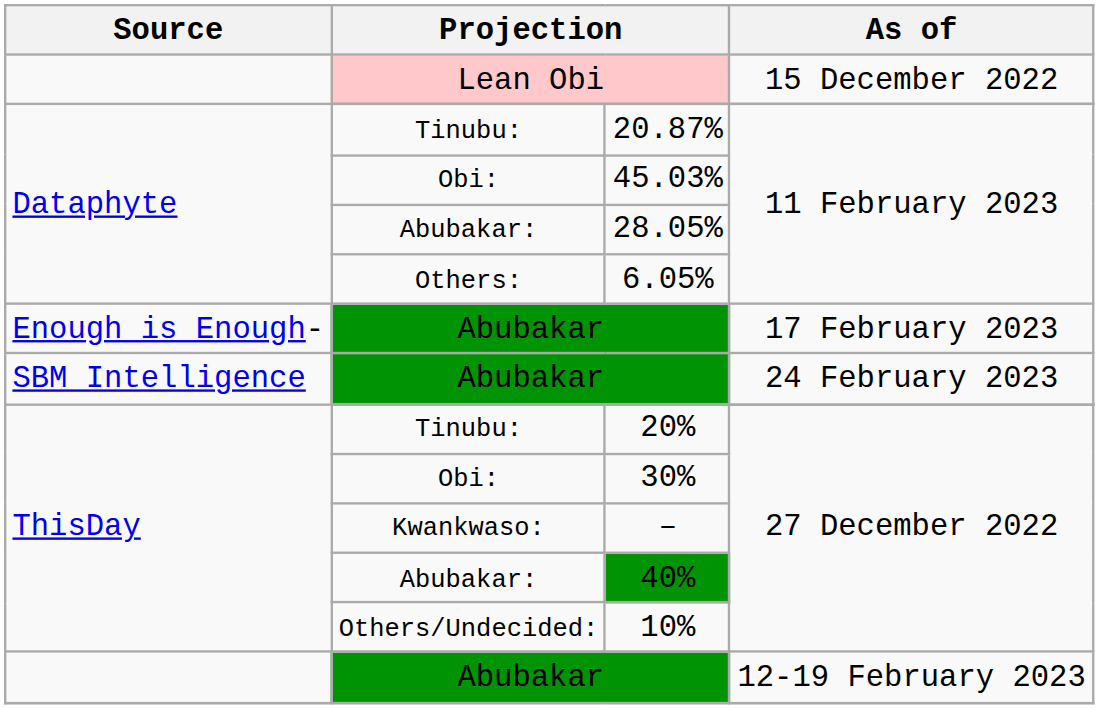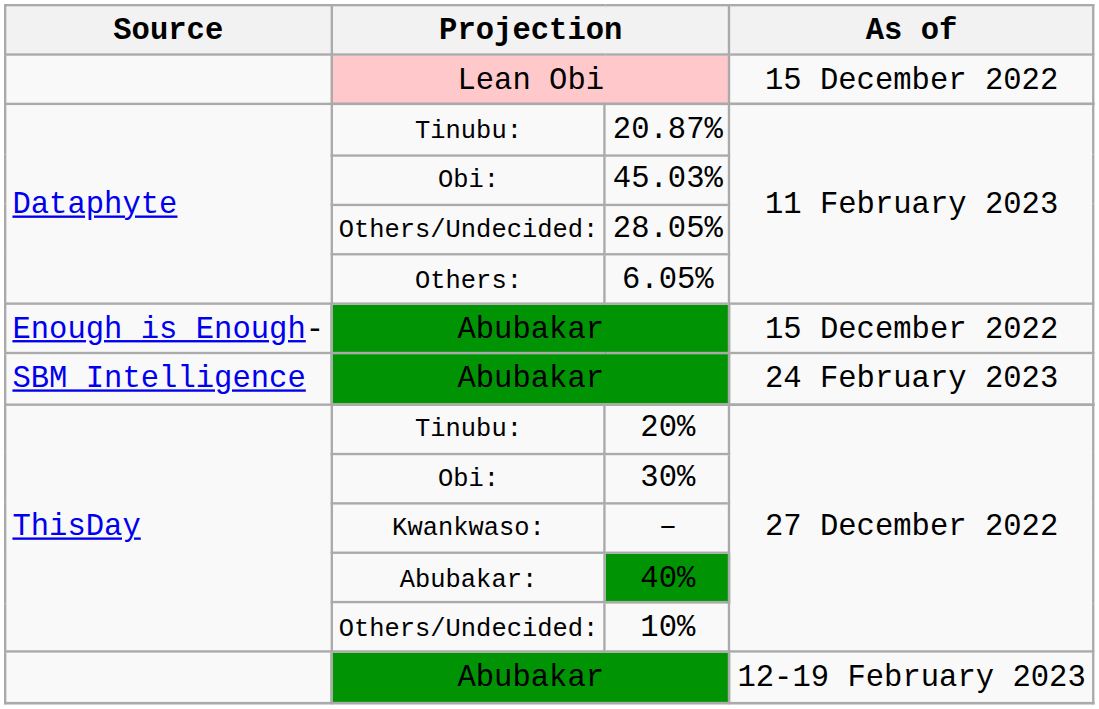(468, 230) Abubakar: -> (468, 230) Others/Undecided:
(912, 329) 17 February 2023 -> (912, 329) 15 December 2022
